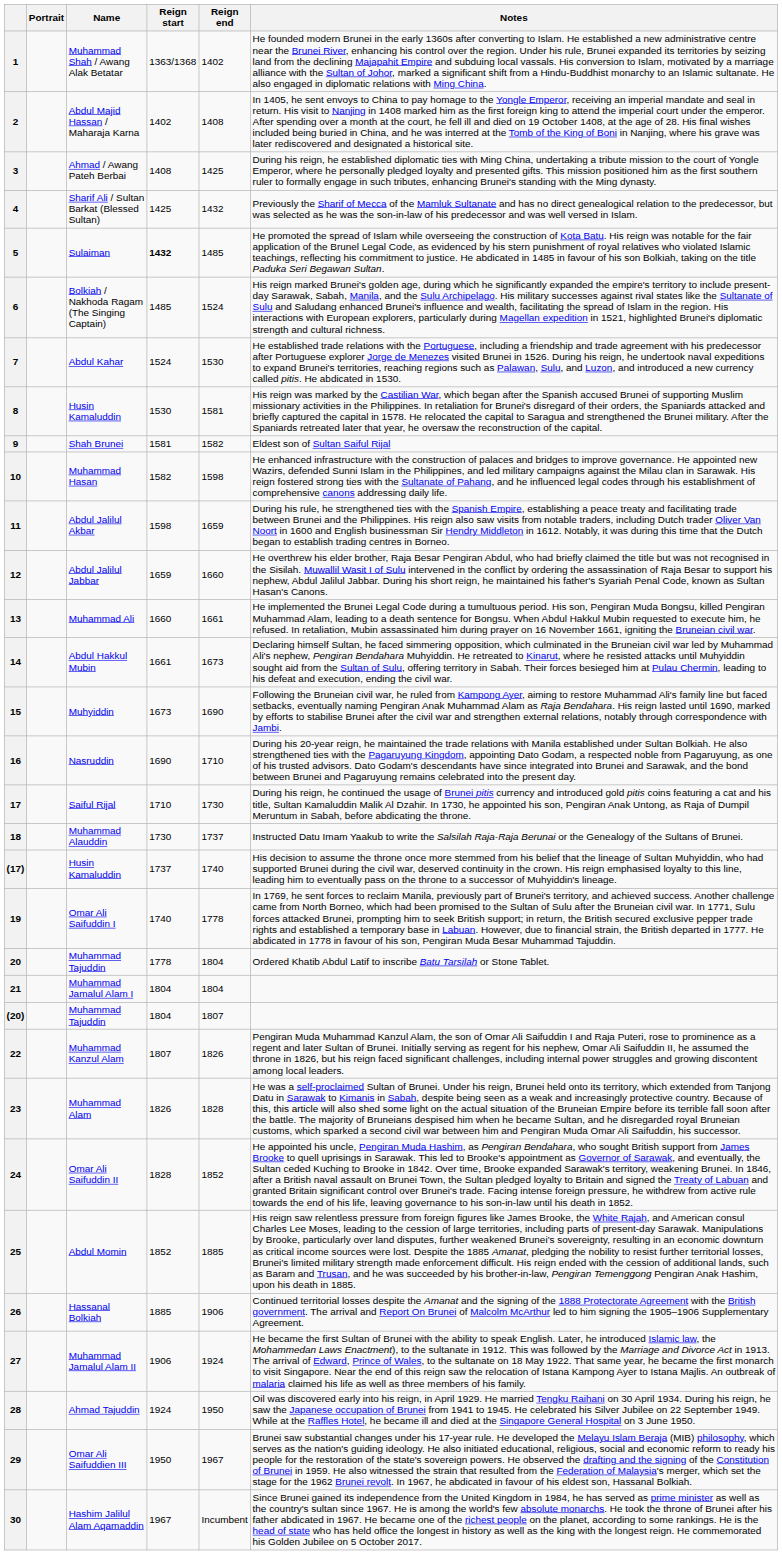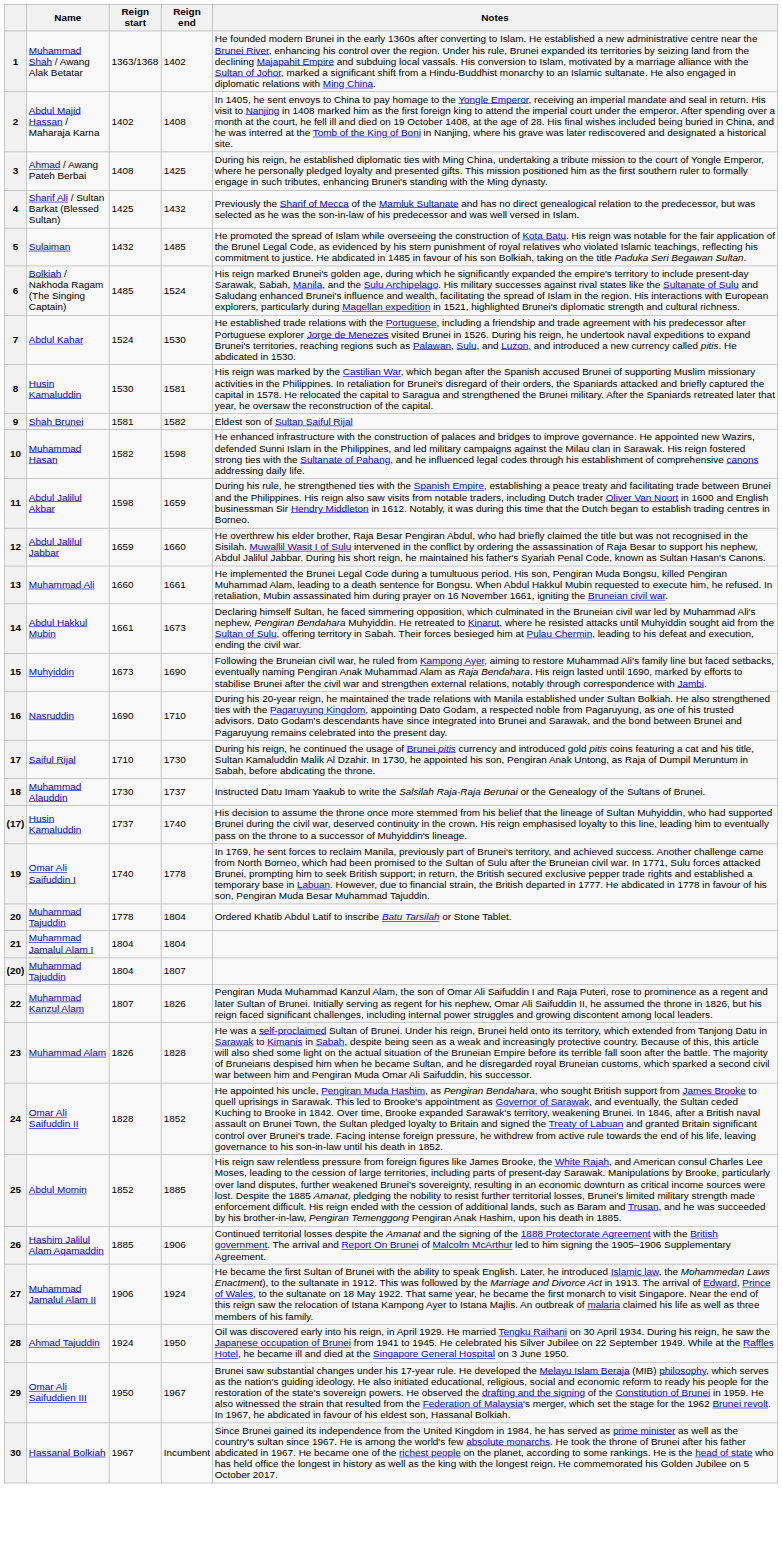- column: (46, 17)
(160, 252) bold -> (122, 247) normal
(89, 1312) Hassanal Bolkiah -> (66, 1245) Hashim Jalilul Alam Aqamaddin
(106, 1520) Hashim Jalilul Alam Aqamaddin -> (67, 1453) Hassanal Bolkiah
